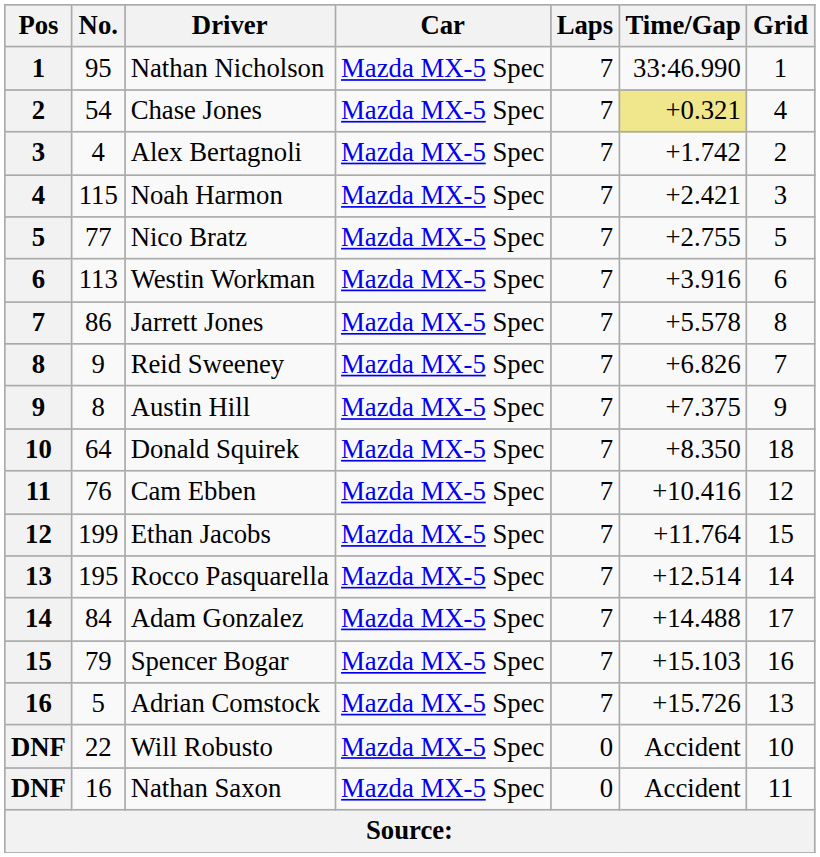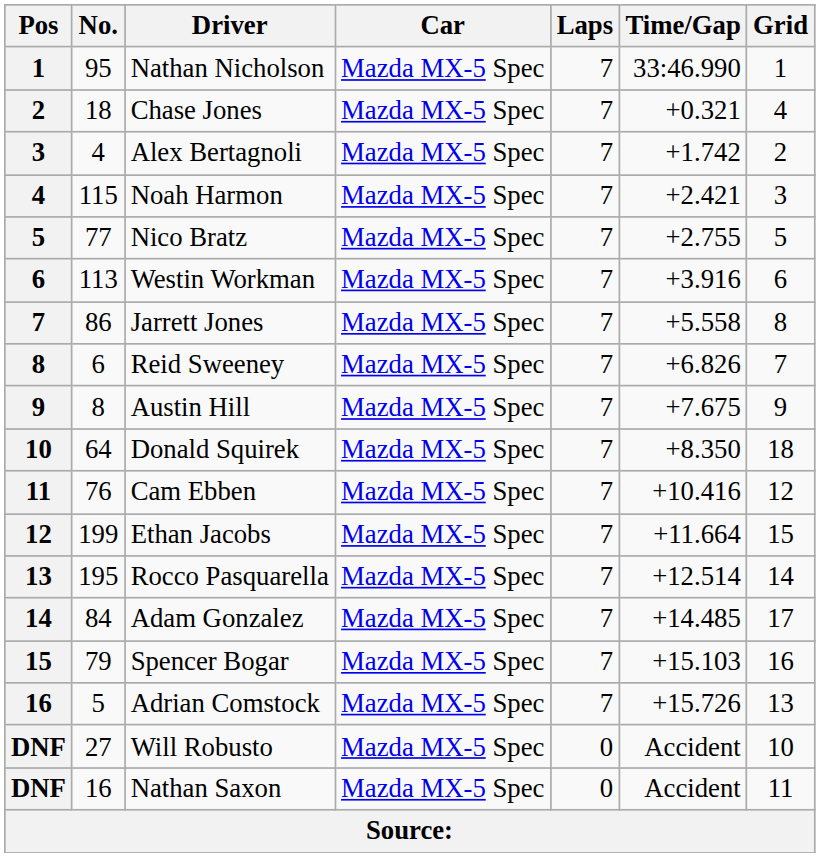(98, 110) 54 -> (98, 110) 18
(703, 110) khaki background -> (703, 110) no background
(703, 322) +5.578 -> (703, 322) +5.558
(98, 364) 9 -> (98, 364) 6
(703, 407) +7.375 -> (703, 407) +7.675
(697, 534) +11.764 -> (697, 534) +11.664
(696, 618) +14.488 -> (696, 618) +14.485
(98, 746) 22 -> (98, 746) 27
